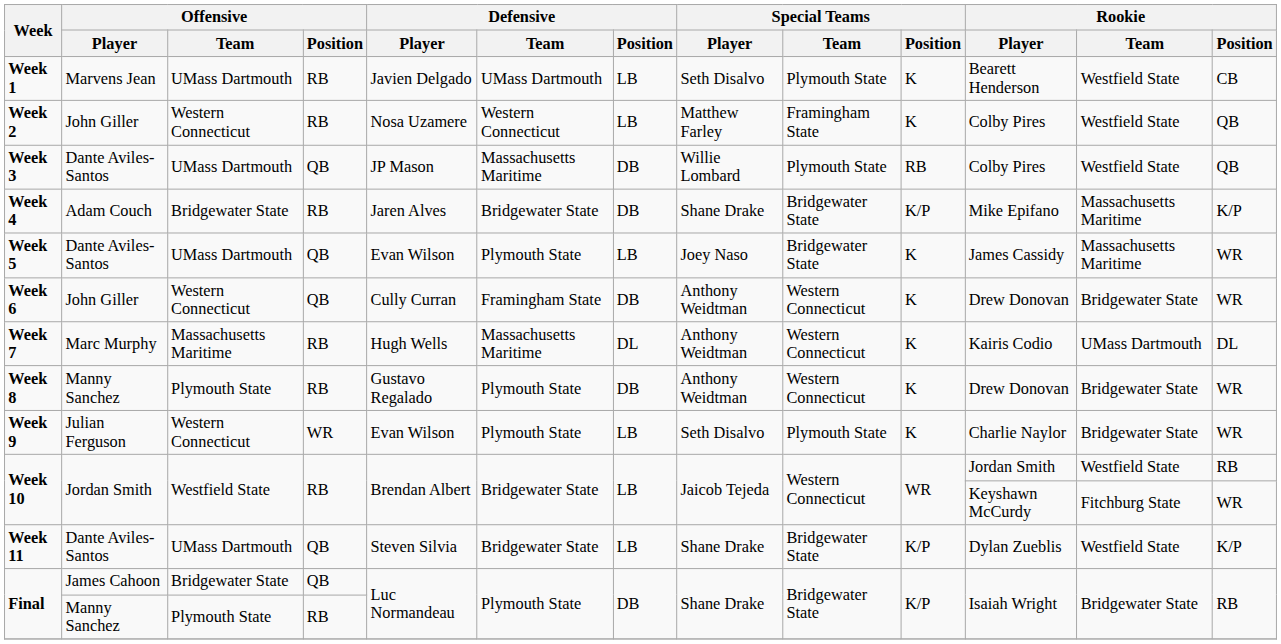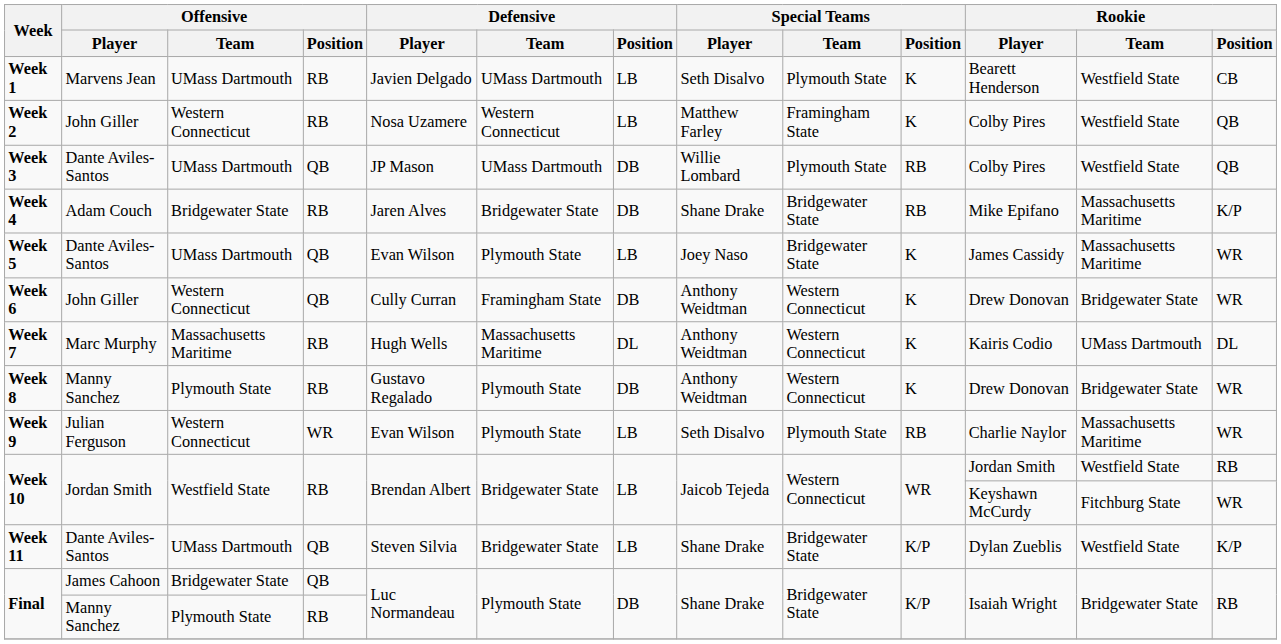(528, 166) Massachusetts Maritime -> (542, 166) UMass Dartmouth
(918, 211) K/P -> (916, 211) RB
(911, 432) K -> (916, 432) RB
(1139, 432) Bridgewater State -> (1128, 432) Massachusetts Maritime
